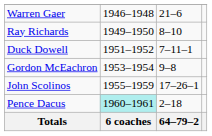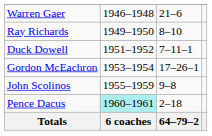(168, 67) 9–8 -> (179, 67) 17–26–1
(179, 85) 17–26–1 -> (168, 85) 9–8
